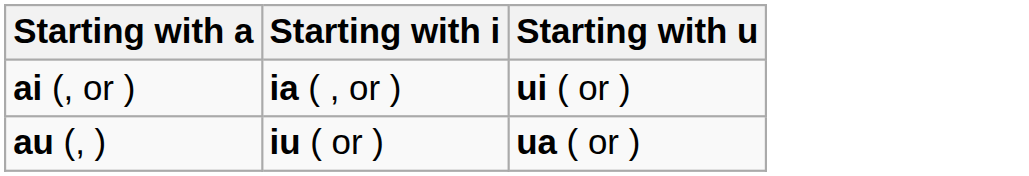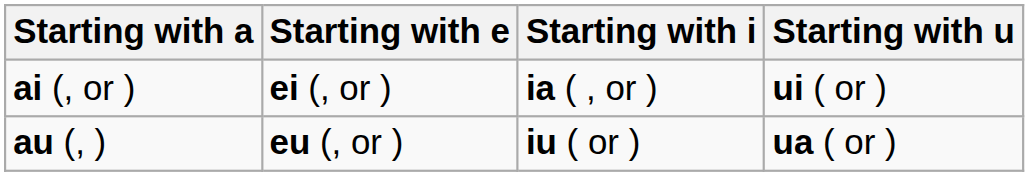+ column: (390, 32)
